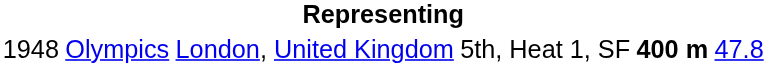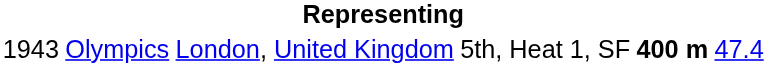(31, 49) 1948 -> (31, 49) 1943
(739, 49) 47.8 -> (739, 49) 47.4
